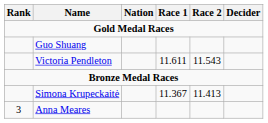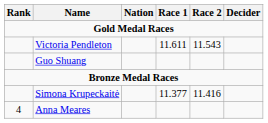rows swapped: (74, 61) <-> (61, 45)
(173, 93) 11.367 -> (173, 93) 11.377
(207, 93) 11.413 -> (207, 93) 11.416
(19, 110) 3 -> (19, 110) 4
